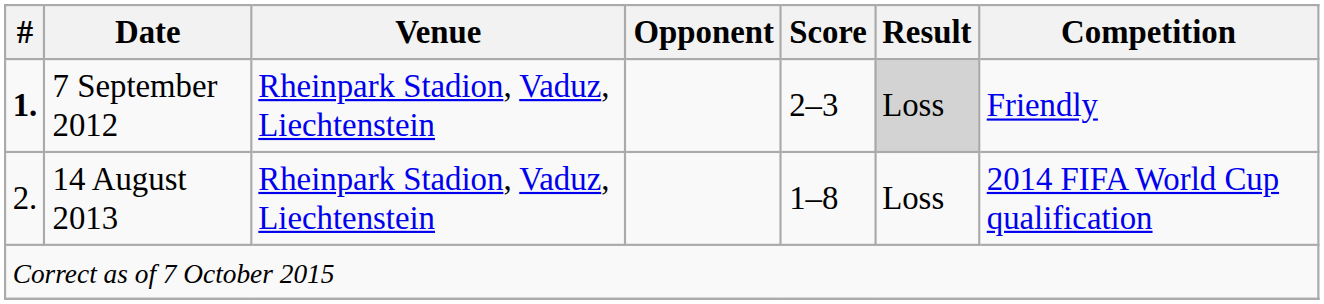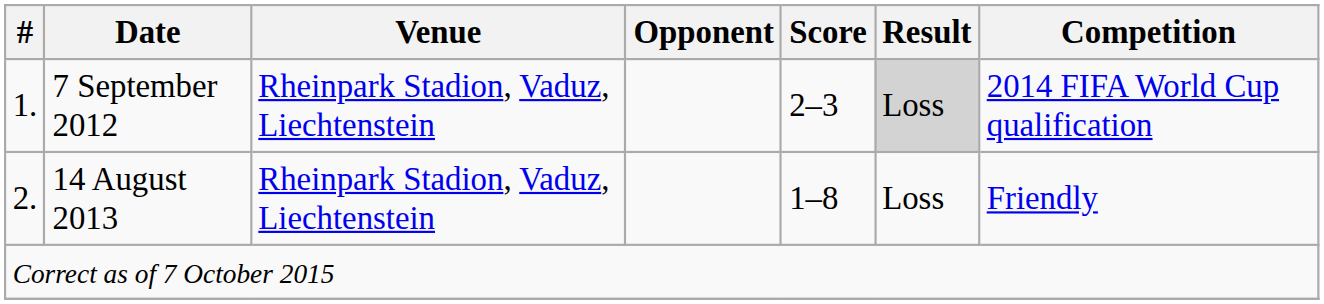(25, 105) bold -> (25, 105) normal
(1042, 105) Friendly -> (1133, 105) 2014 FIFA World Cup qualification
(1133, 198) 2014 FIFA World Cup qualification -> (1042, 198) Friendly
